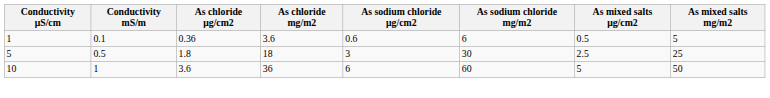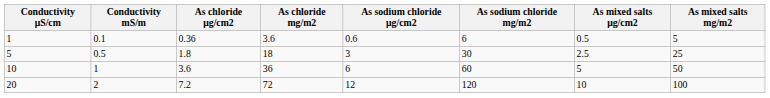+ row: (11, 85)
